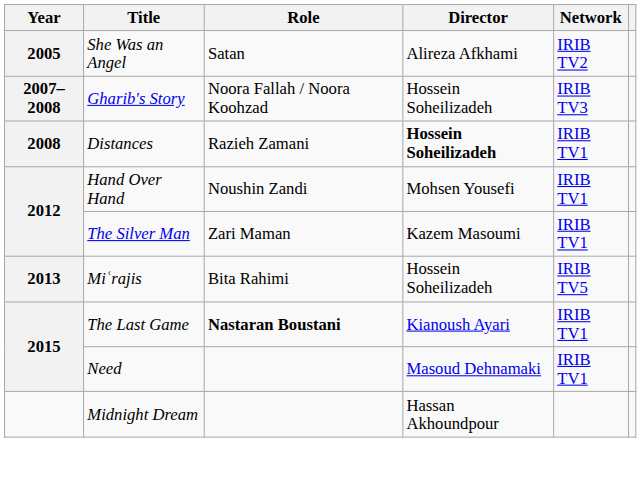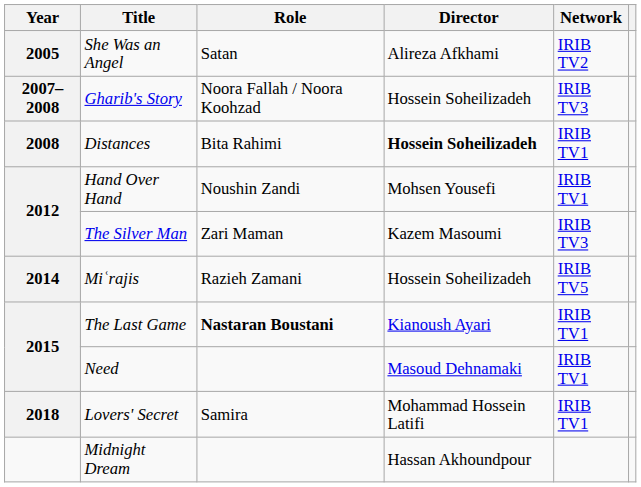(259, 143) Razieh Zamani -> (241, 143) Bita Rahimi
(574, 233) IRIB TV1 -> (574, 233) IRIB TV3
(44, 278) 2013 -> (43, 278) 2014
(248, 278) Bita Rahimi -> (251, 278) Razieh Zamani
+ row: (131, 414)
